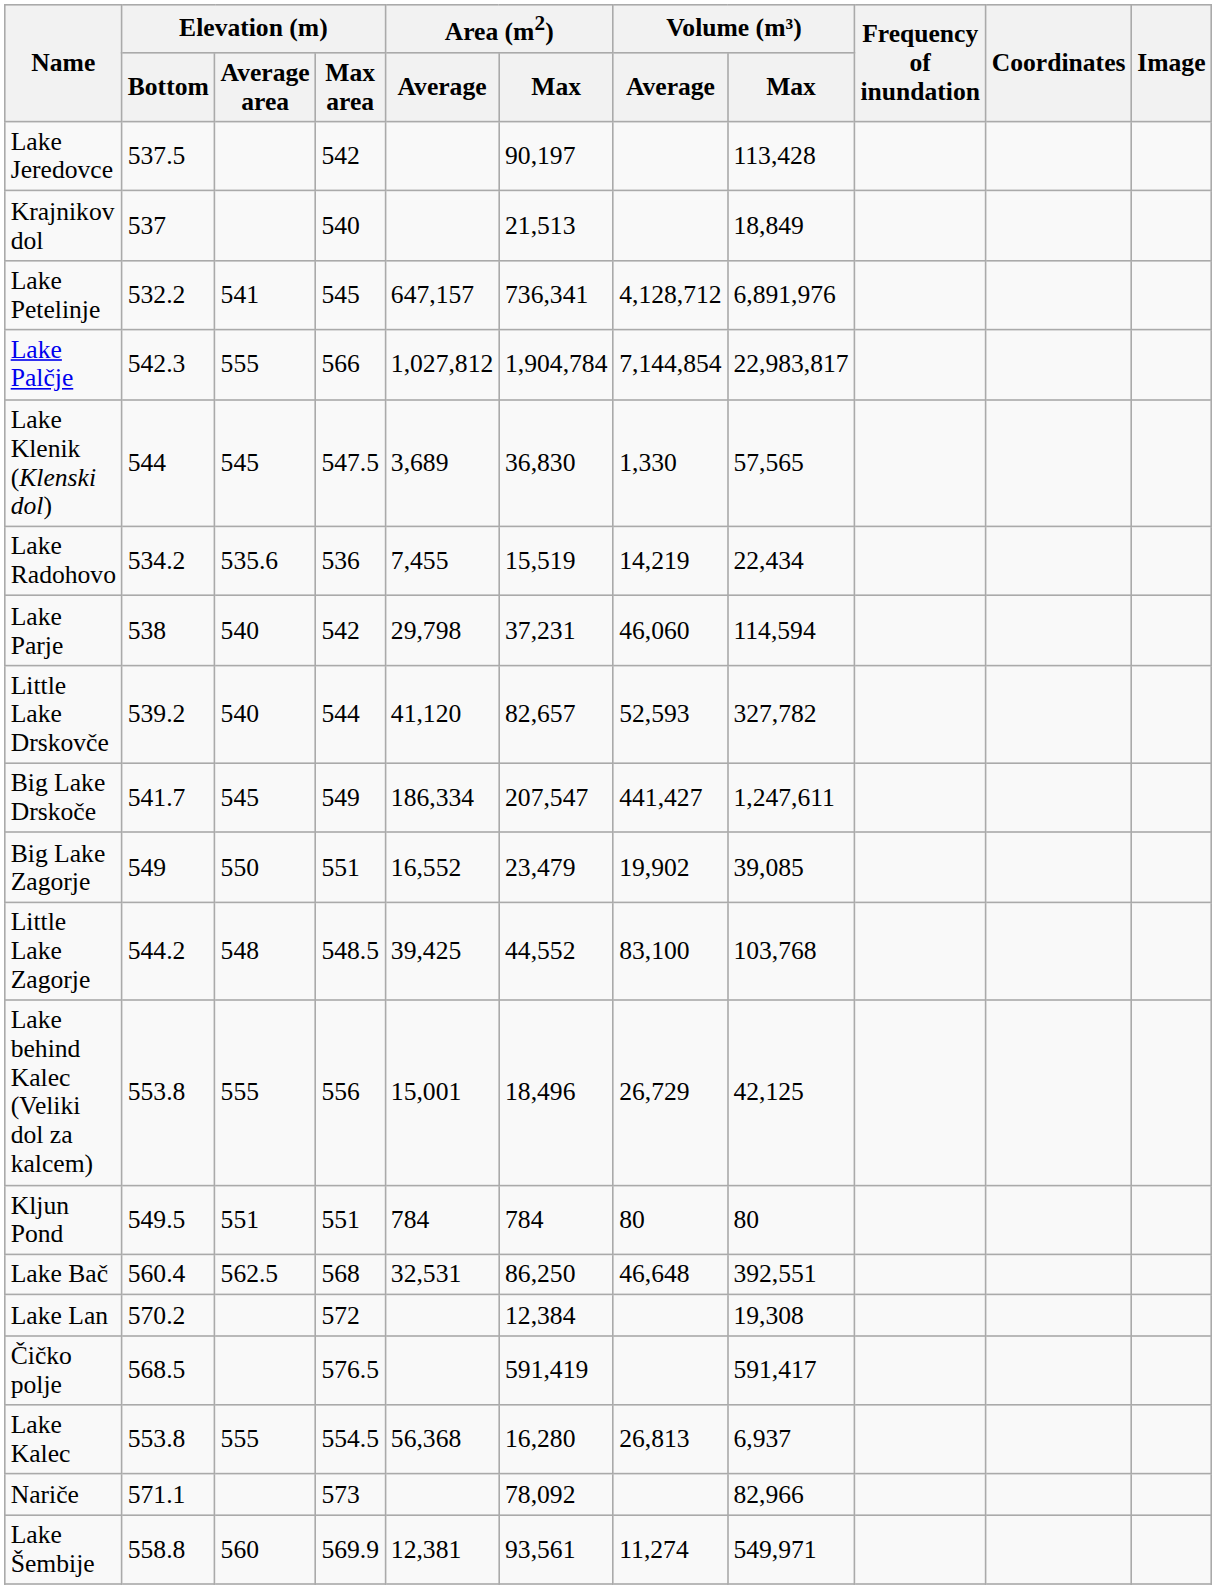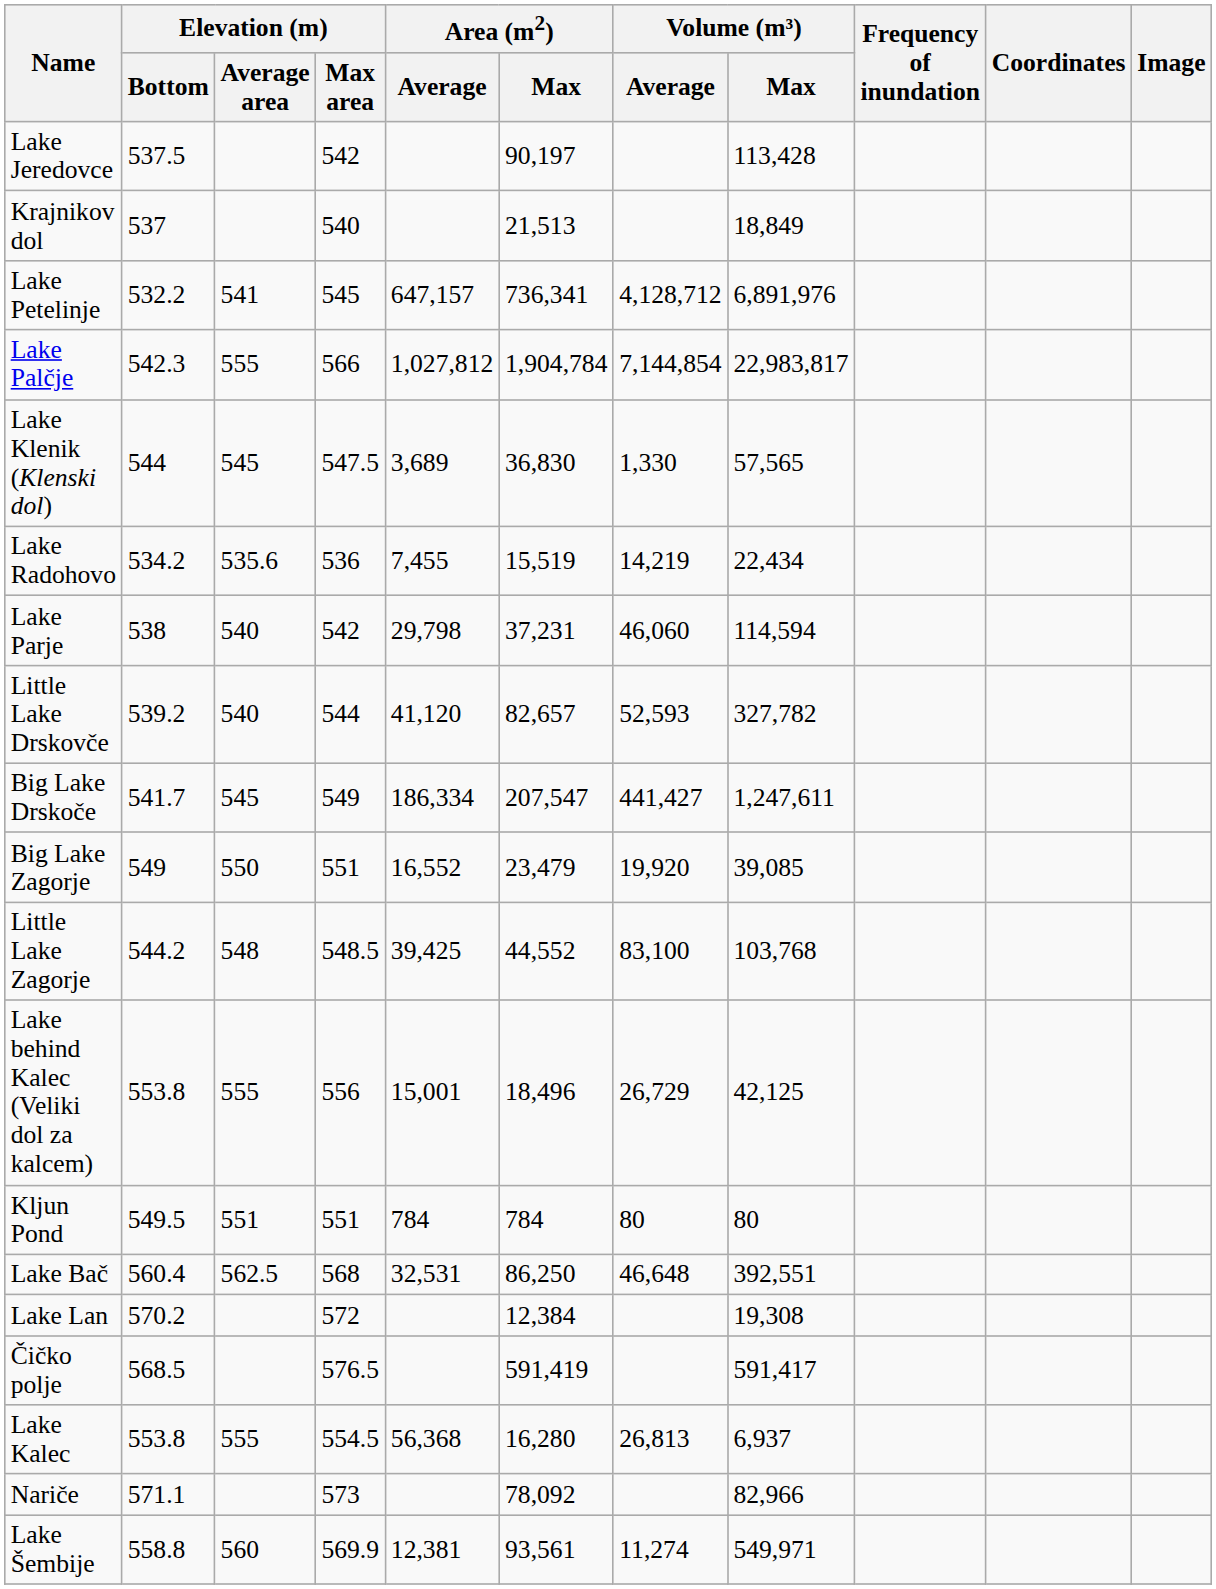(654, 867) 19,902 -> (654, 867) 19,920
